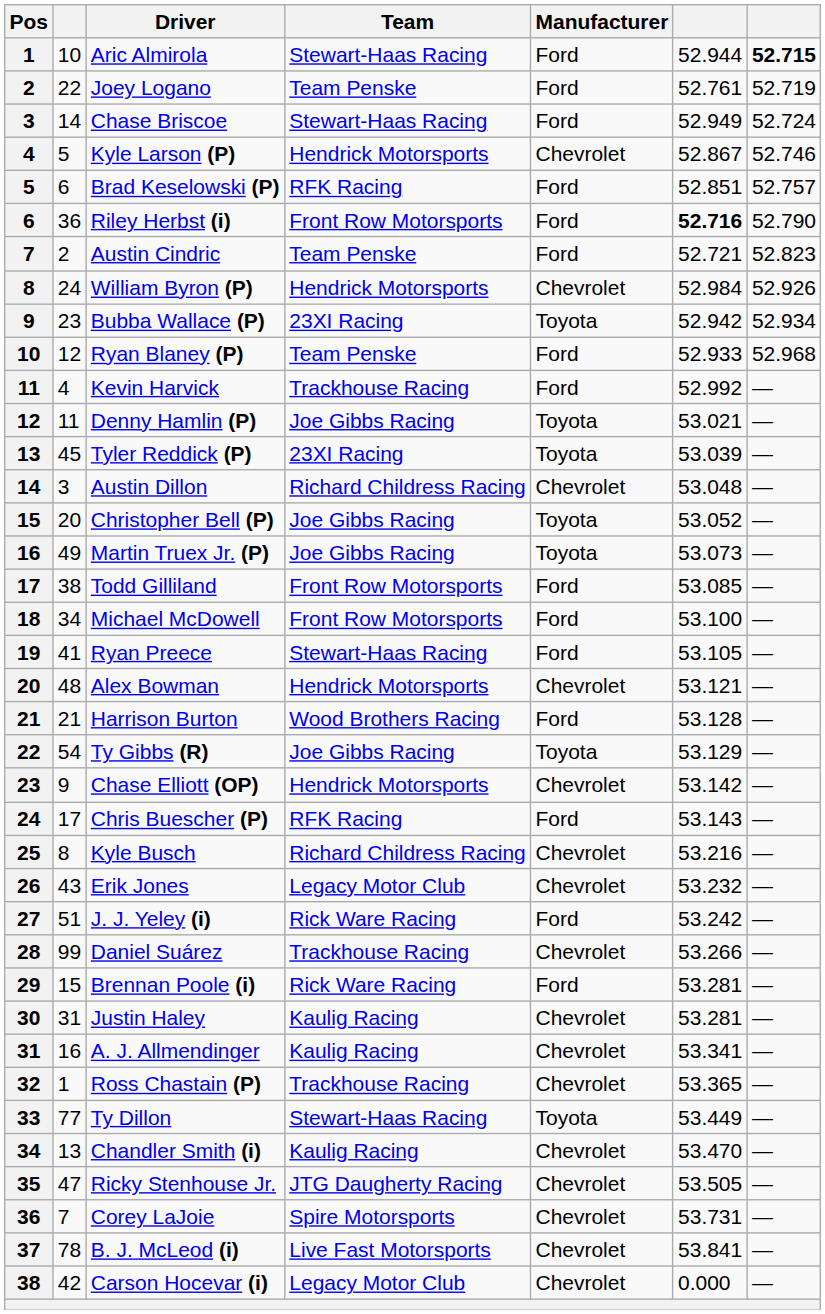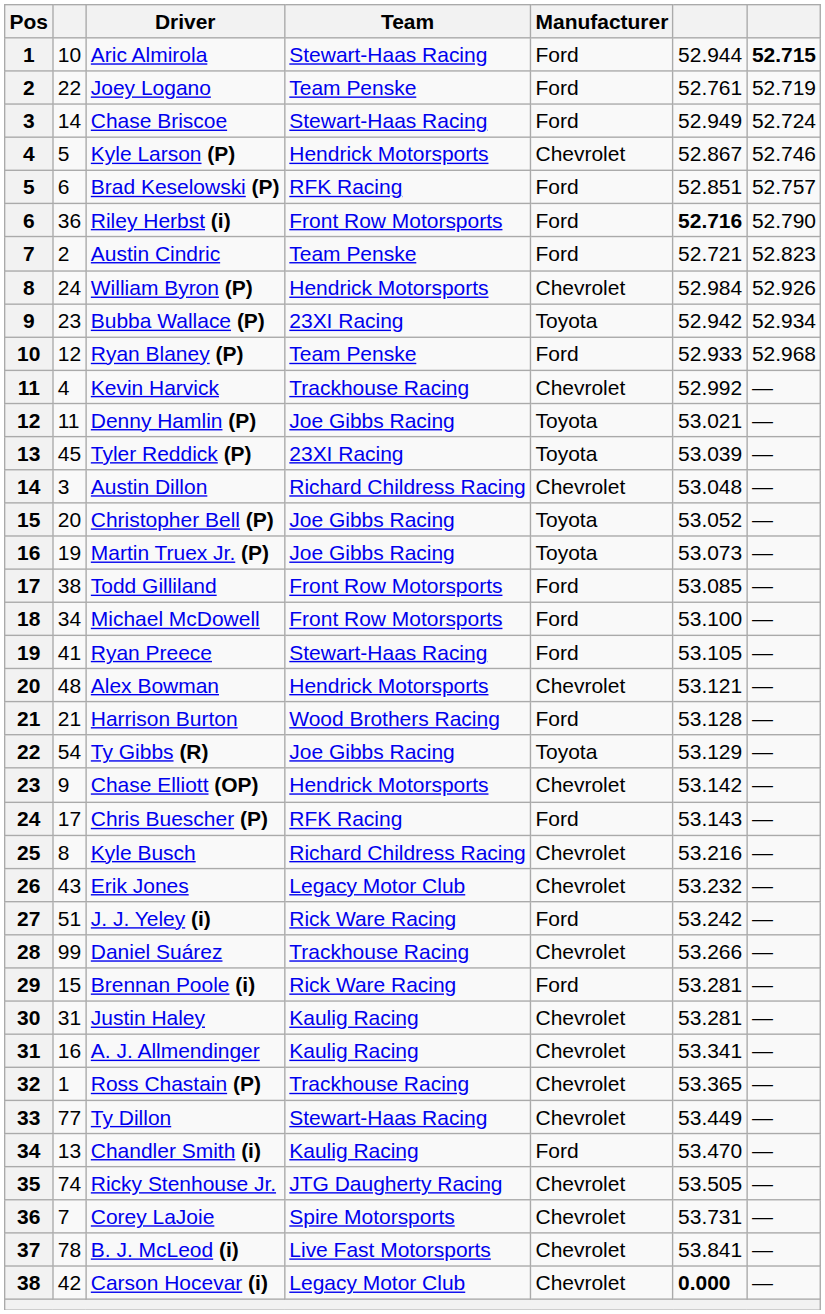(557, 387) Ford -> (580, 387) Chevrolet
(69, 553) 49 -> (69, 553) 19
(566, 1117) Toyota -> (580, 1117) Chevrolet
(580, 1150) Chevrolet -> (557, 1150) Ford
(69, 1184) 47 -> (69, 1184) 74
(704, 1283) normal -> (704, 1283) bold
